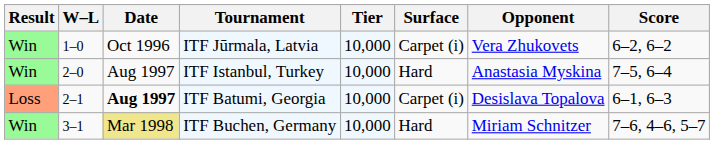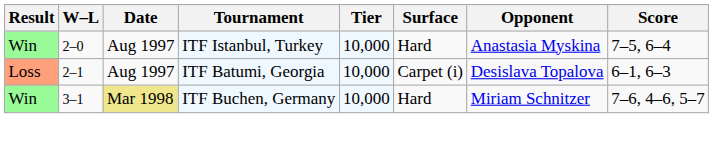- row: (251, 44)
(141, 98) bold -> (141, 71) normal
